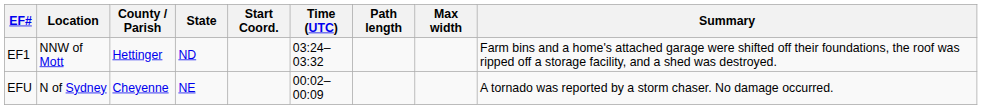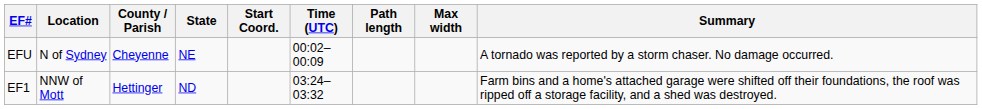rows swapped: (20, 87) <-> (19, 54)
